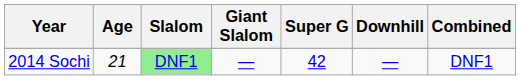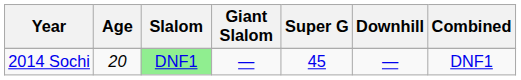(117, 61) 21 -> (117, 61) 20
(317, 61) 42 -> (317, 61) 45
